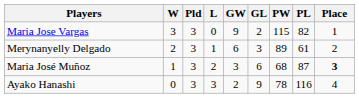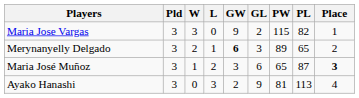columns swapped: (193, 13) <-> (173, 13)
(236, 48) normal -> (236, 48) bold
(304, 48) 61 -> (304, 48) 65
(281, 66) 68 -> (281, 66) 65
(281, 84) 78 -> (281, 84) 81
(304, 84) 116 -> (304, 84) 113
